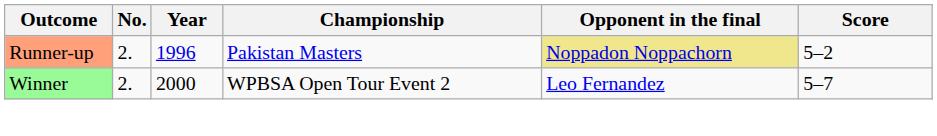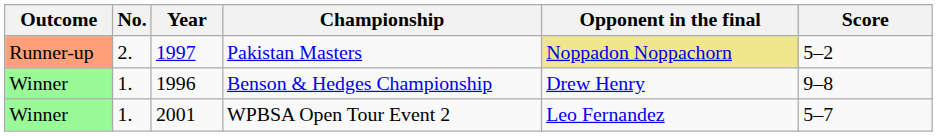(176, 51) 1996 -> (176, 51) 1997
+ row: (360, 83)
(125, 83) 2. -> (125, 114) 1.
(176, 83) 2000 -> (176, 114) 2001
